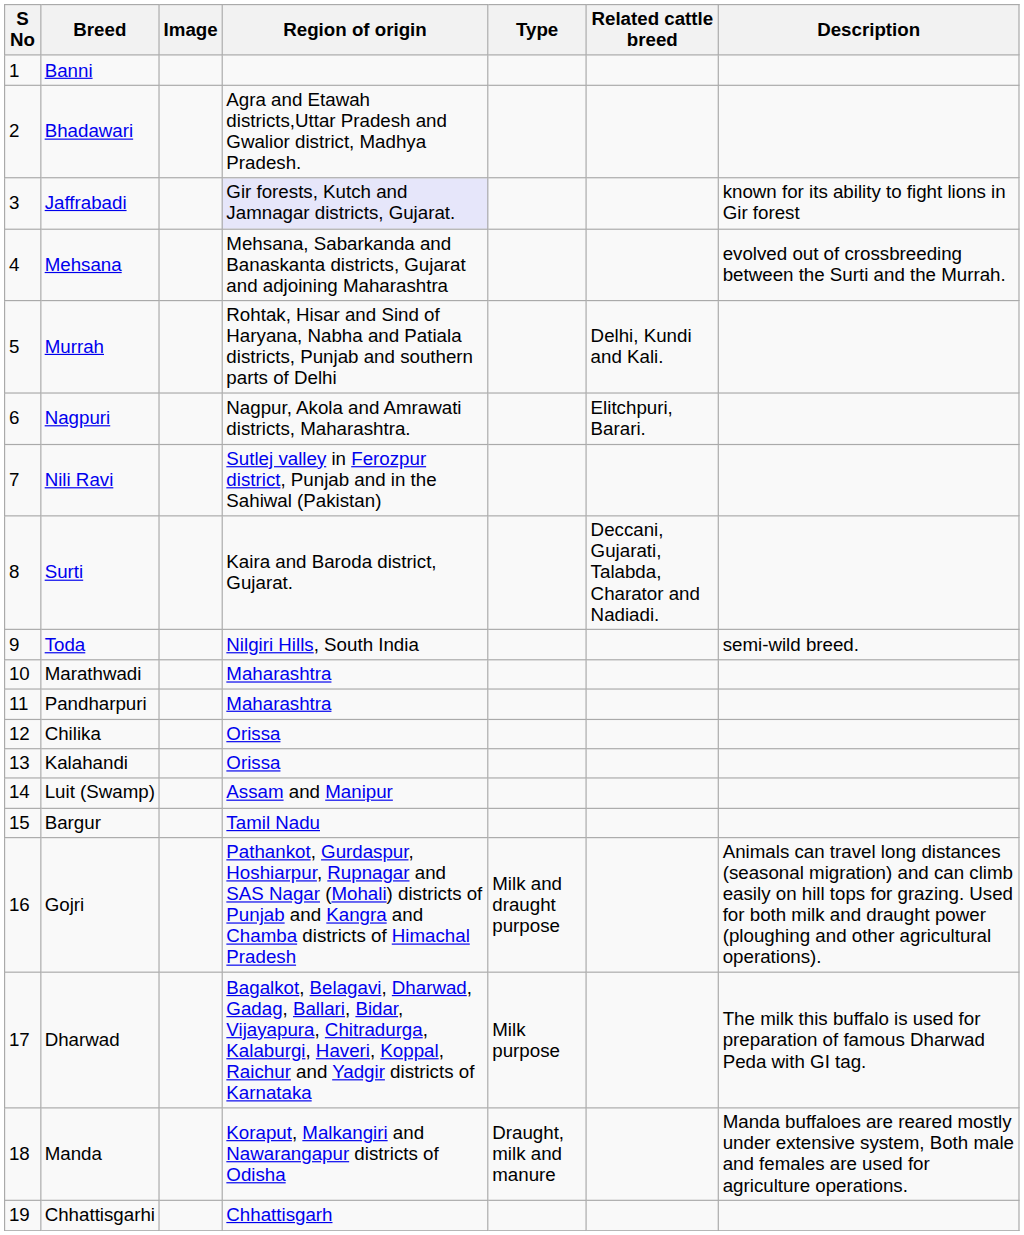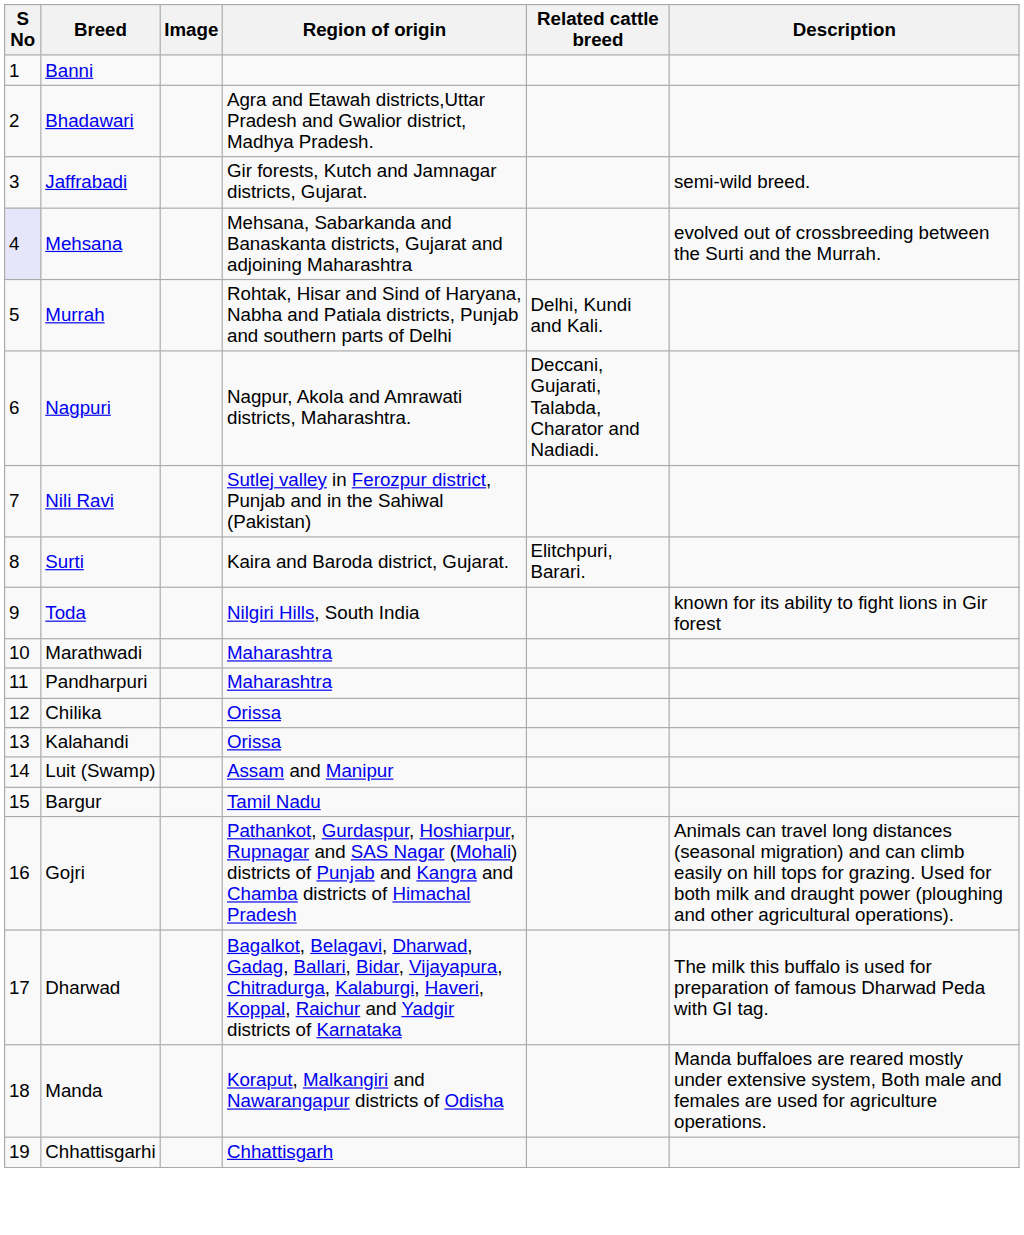- column: (537, 29)
(341, 203) lavender background -> (362, 182) no background
(864, 203) known for its ability to fight lions in Gir forest -> (742, 182) semi-wild breed.
(14, 264) no background -> (14, 243) lavender background
(632, 418) Elitchpuri, Barari. -> (585, 408) Deccani, Gujarati, Talabda, Charator and Nadiadi.
(645, 572) Deccani, Gujarati, Talabda, Charator and Nadiadi. -> (572, 562) Elitchpuri, Barari.
(791, 644) semi-wild breed. -> (831, 612) known for its ability to fight lions in Gir forest
